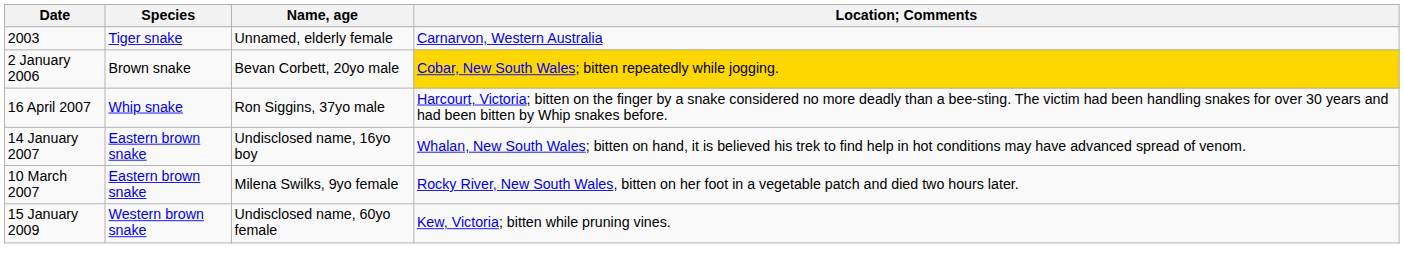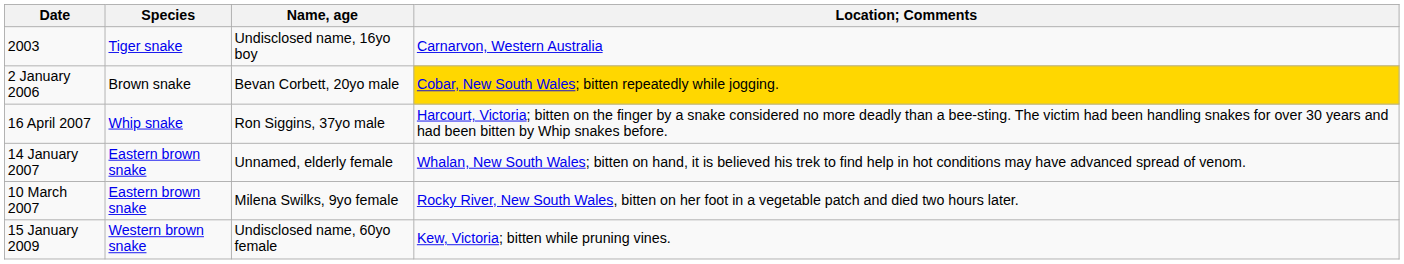(314, 38) Unnamed, elderly female -> (313, 46) Undisclosed name, 16yo boy
(313, 146) Undisclosed name, 16yo boy -> (314, 162) Unnamed, elderly female
